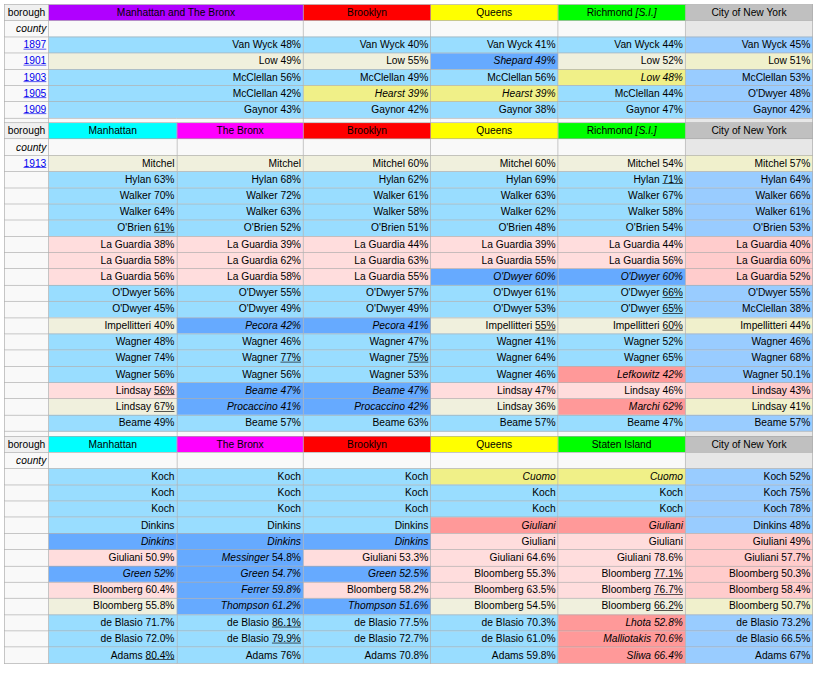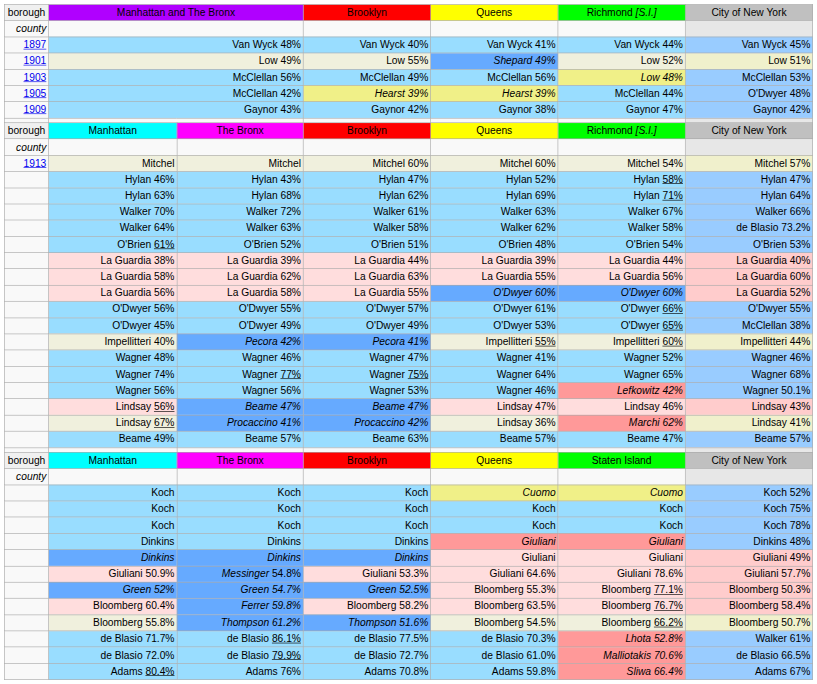+ row: (26, 180)
(783, 212) Walker 61% -> (773, 228) de Blasio 73.2%
(773, 622) de Blasio 73.2% -> (783, 639) Walker 61%
